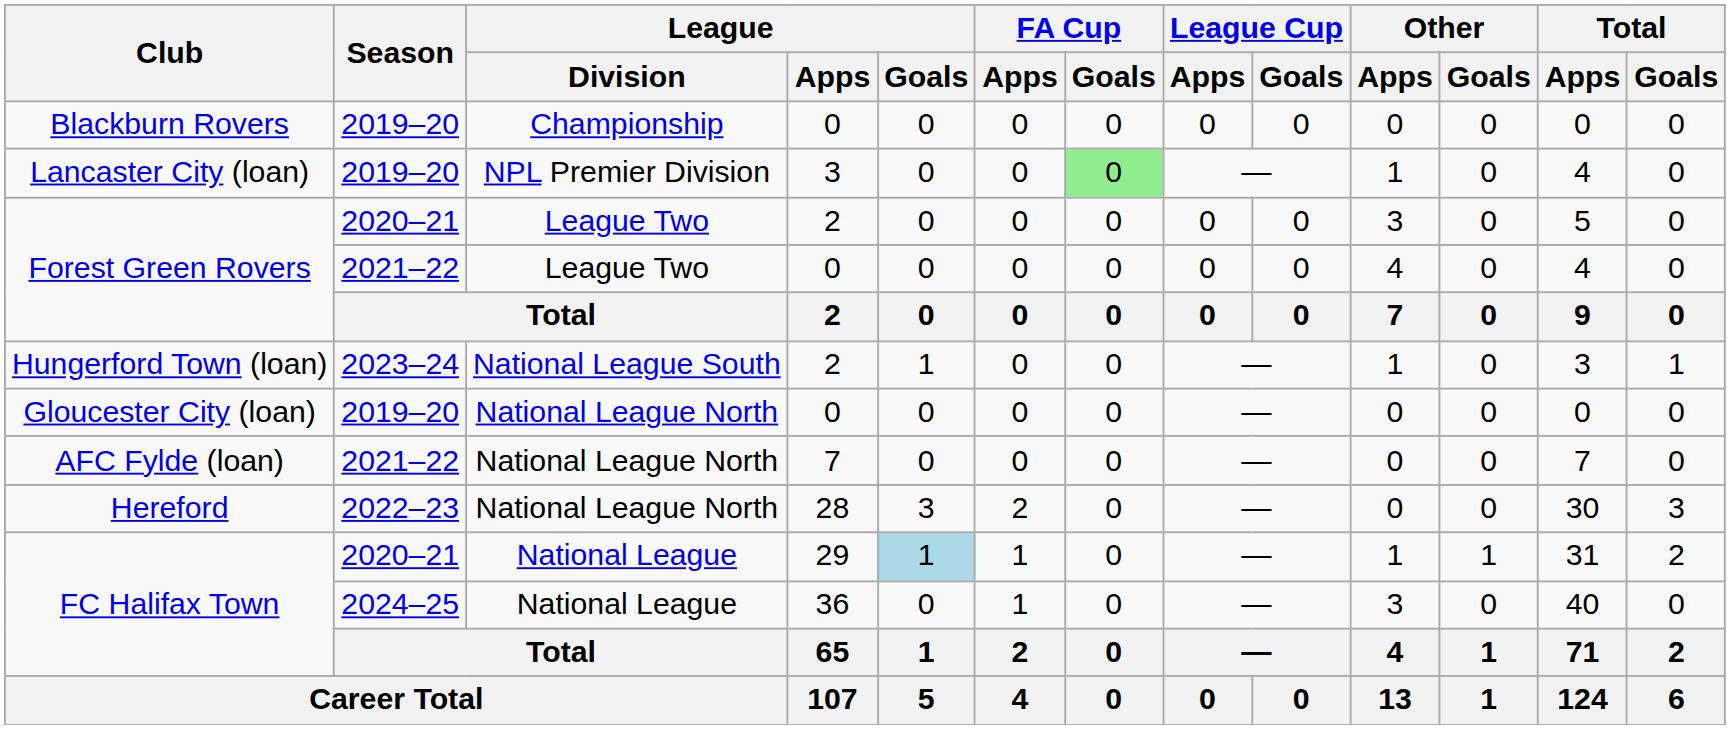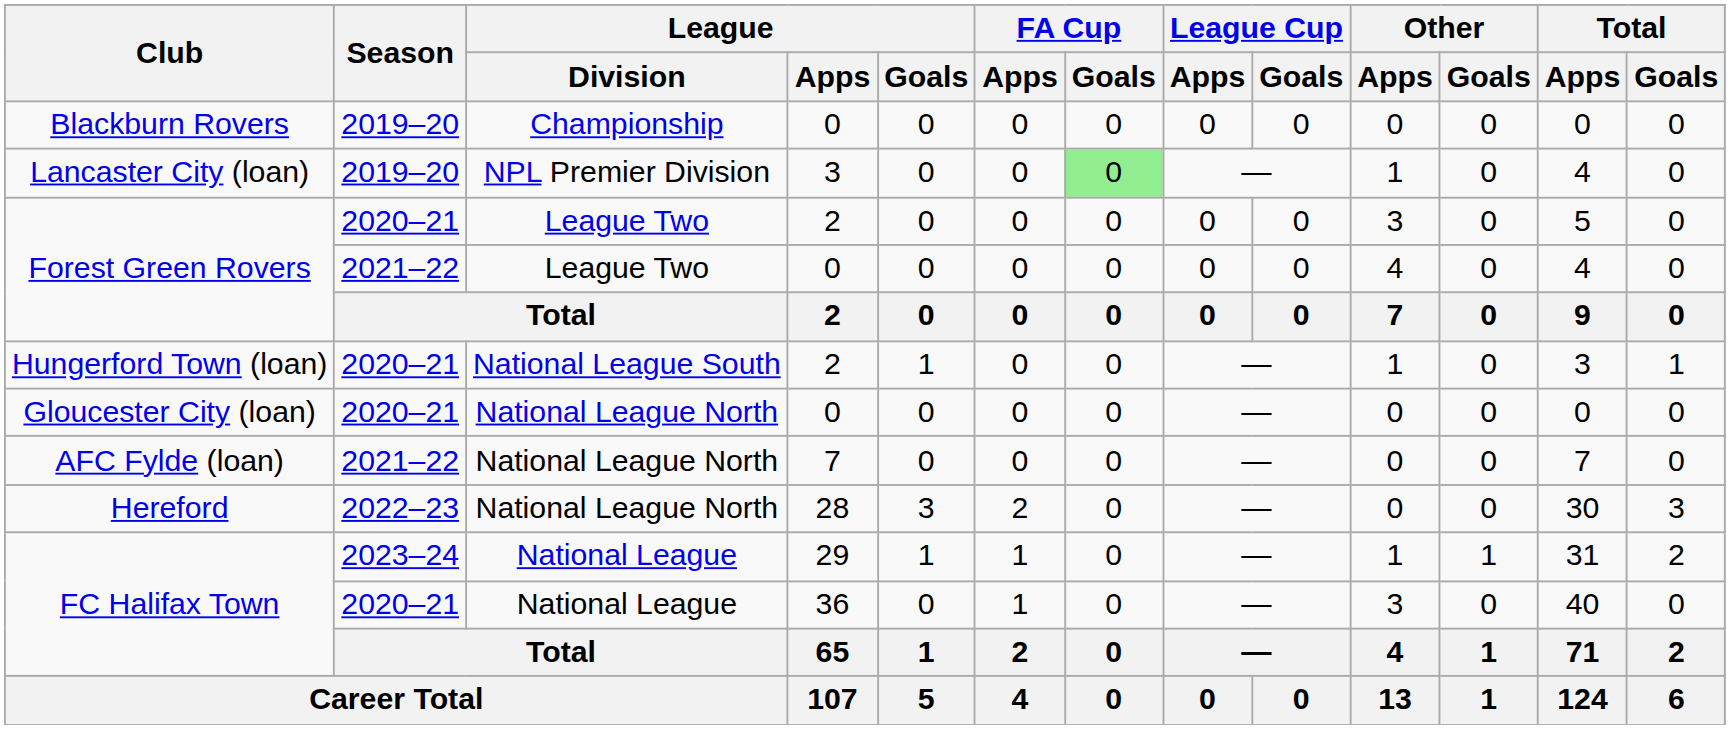(400, 364) 2023–24 -> (400, 364) 2020–21
(400, 412) 2019–20 -> (400, 412) 2020–21
(400, 556) 2020–21 -> (400, 556) 2023–24
(926, 556) lightblue background -> (926, 556) no background
(400, 603) 2024–25 -> (400, 603) 2020–21
